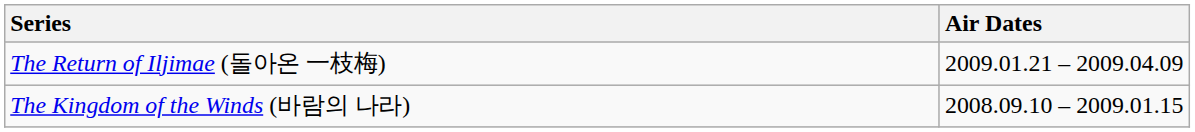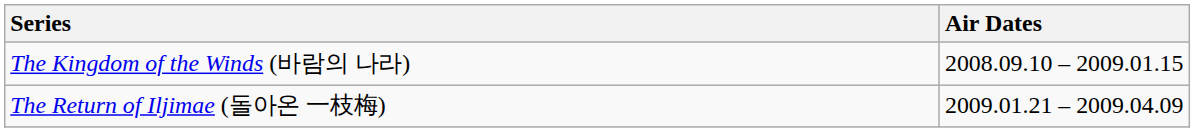rows swapped: (210, 104) <-> (198, 62)
